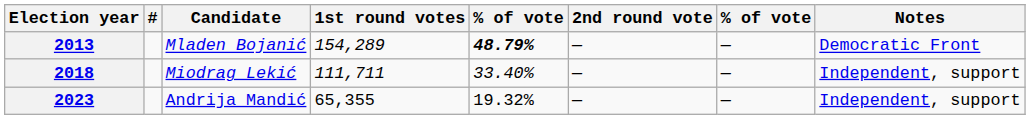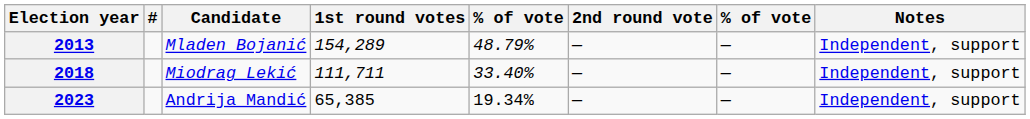(504, 46) bold -> (504, 46) normal
(900, 46) Democratic Front -> (920, 46) Independent, support
(345, 100) 65,355 -> (345, 100) 65,385
(504, 100) 19.32% -> (504, 100) 19.34%
